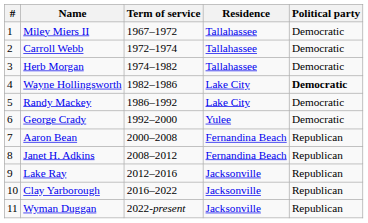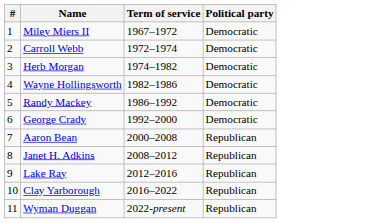- column: (246, 13)
(320, 84) bold -> (232, 84) normal
